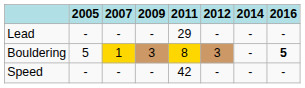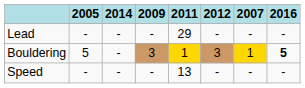columns swapped: (119, 14) <-> (250, 14)
(184, 53) 8 -> (184, 53) 1
(184, 72) 42 -> (184, 72) 13
